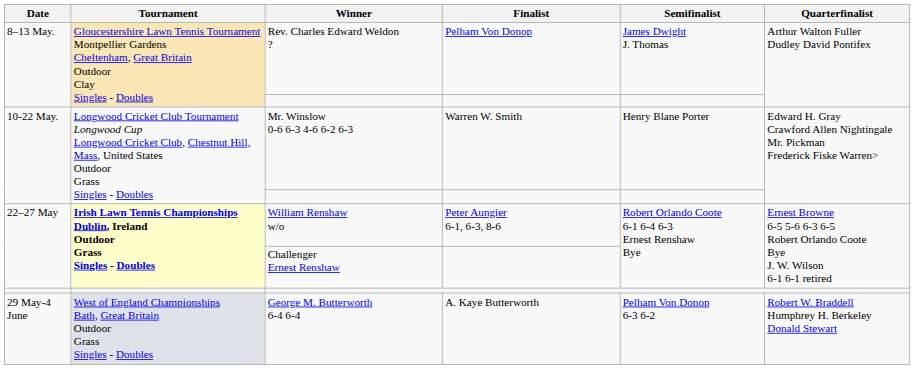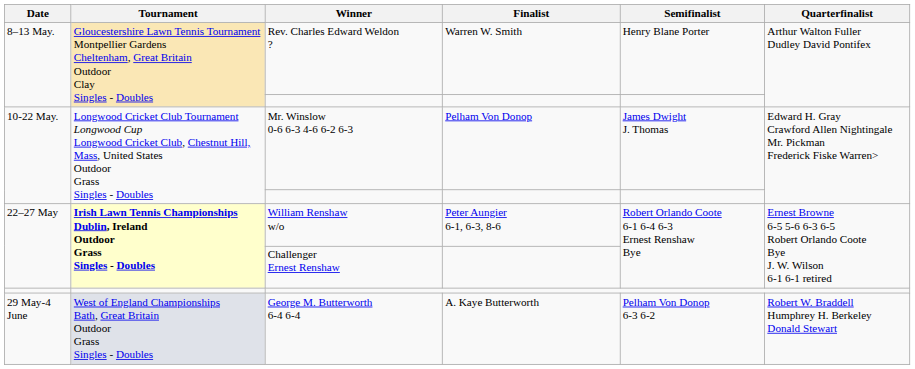(489, 31) Pelham Von Donop -> (484, 31) Warren W. Smith
(654, 38) James Dwight J. Thomas -> (666, 31) Henry Blane Porter
(484, 115) Warren W. Smith -> (489, 115) Pelham Von Donop
(666, 115) Henry Blane Porter -> (654, 122) James Dwight J. Thomas
